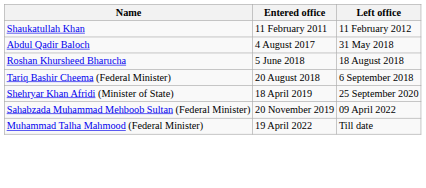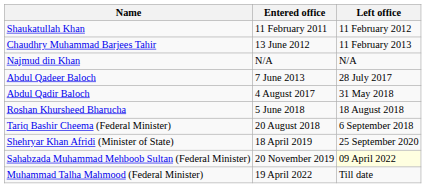+ row: (81, 45)
+ row: (43, 61)
+ row: (51, 77)
(367, 110) no background -> (367, 158) lightyellow background
